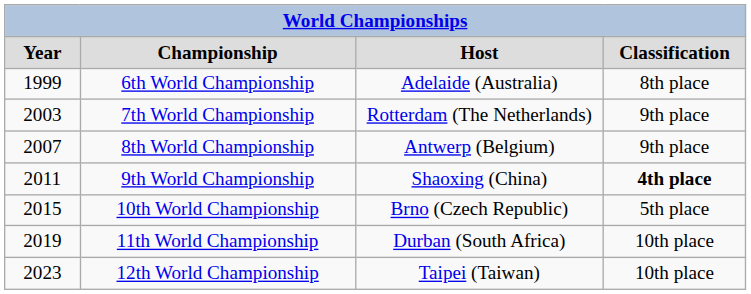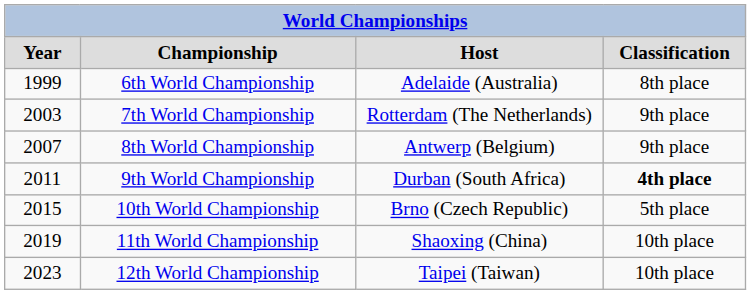(479, 178) Shaoxing (China) -> (479, 178) Durban (South Africa)
(479, 241) Durban (South Africa) -> (479, 241) Shaoxing (China)
